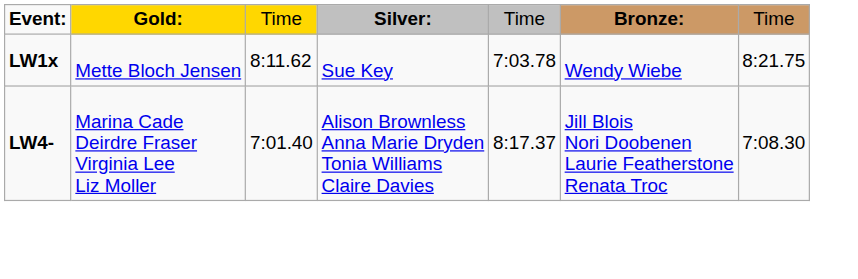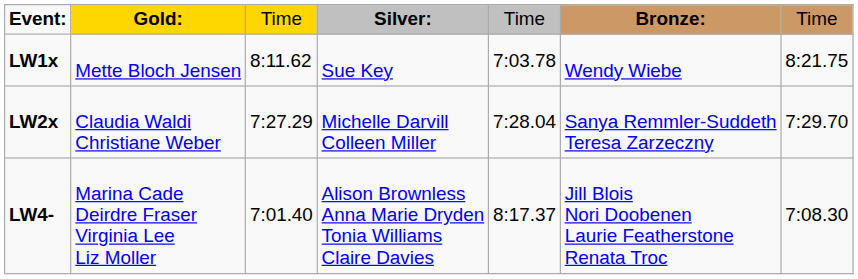+ row: (34, 121)
